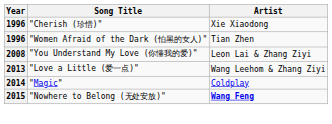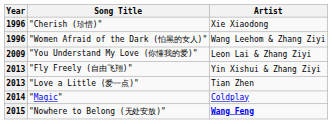(232, 39) Tian Zhen -> (268, 39) Wang Leehom & Zhang Ziyi
(16, 54) 2008 -> (16, 54) 2009
+ row: (81, 69)
(268, 69) Wang Leehom & Zhang Ziyi -> (232, 84) Tian Zhen
